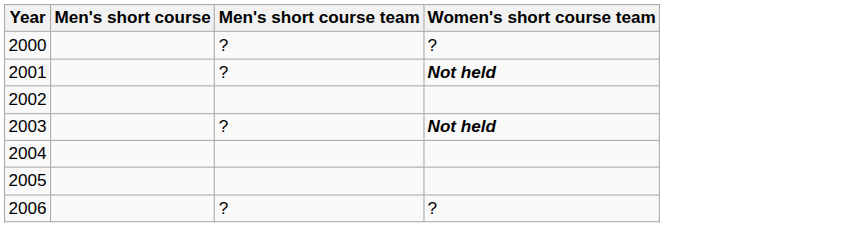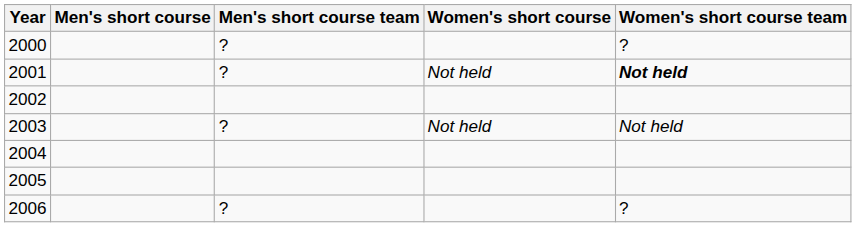+ column: (519, 18)
(462, 126) bold -> (651, 126) normal
